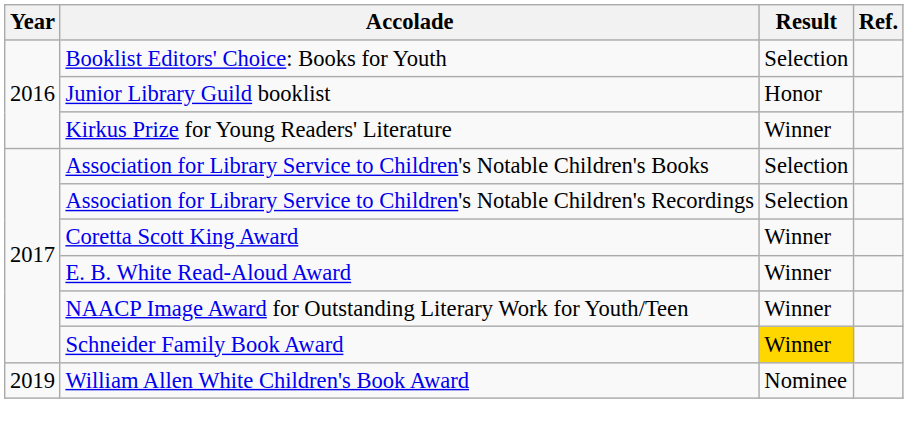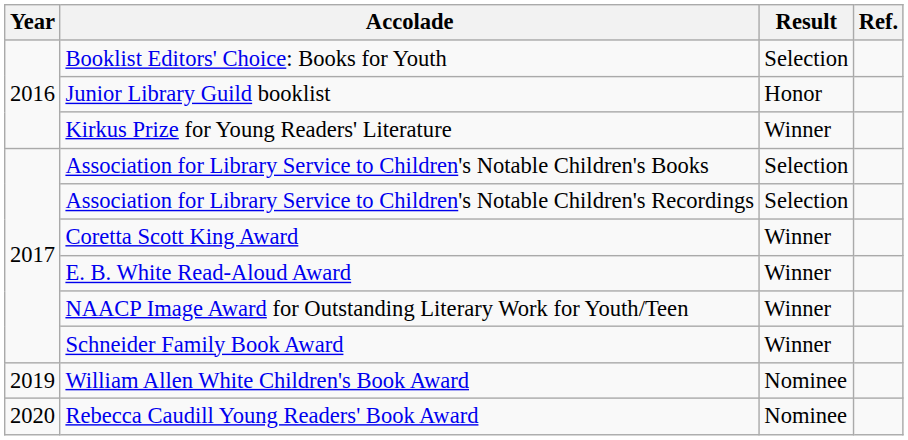(798, 344) gold background -> (798, 344) no background
+ row: (272, 415)
